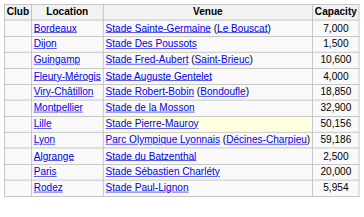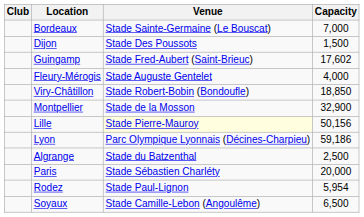(336, 60) 10,600 -> (336, 60) 17,602
+ row: (50, 204)
